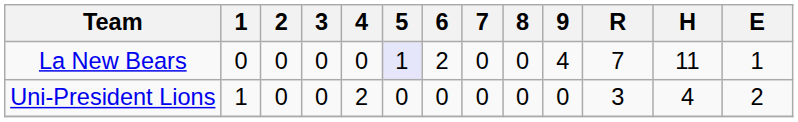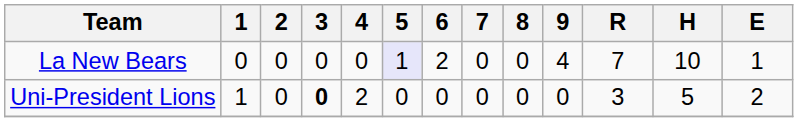(687, 60) 11 -> (687, 60) 10
(321, 97) normal -> (321, 97) bold
(687, 97) 4 -> (687, 97) 5
